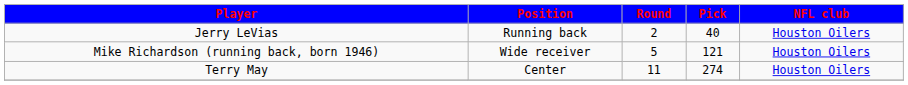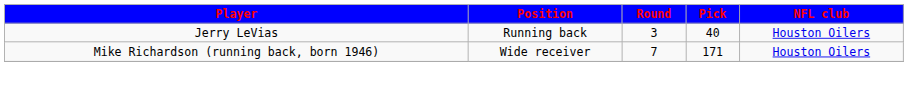(654, 33) 2 -> (654, 33) 3
(654, 52) 5 -> (654, 52) 7
(713, 52) 121 -> (713, 52) 171
- row: (237, 70)
